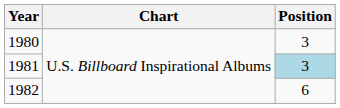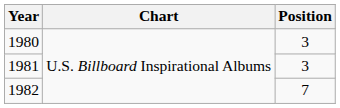(305, 66) lightblue background -> (305, 66) no background
(305, 90) 6 -> (305, 90) 7
